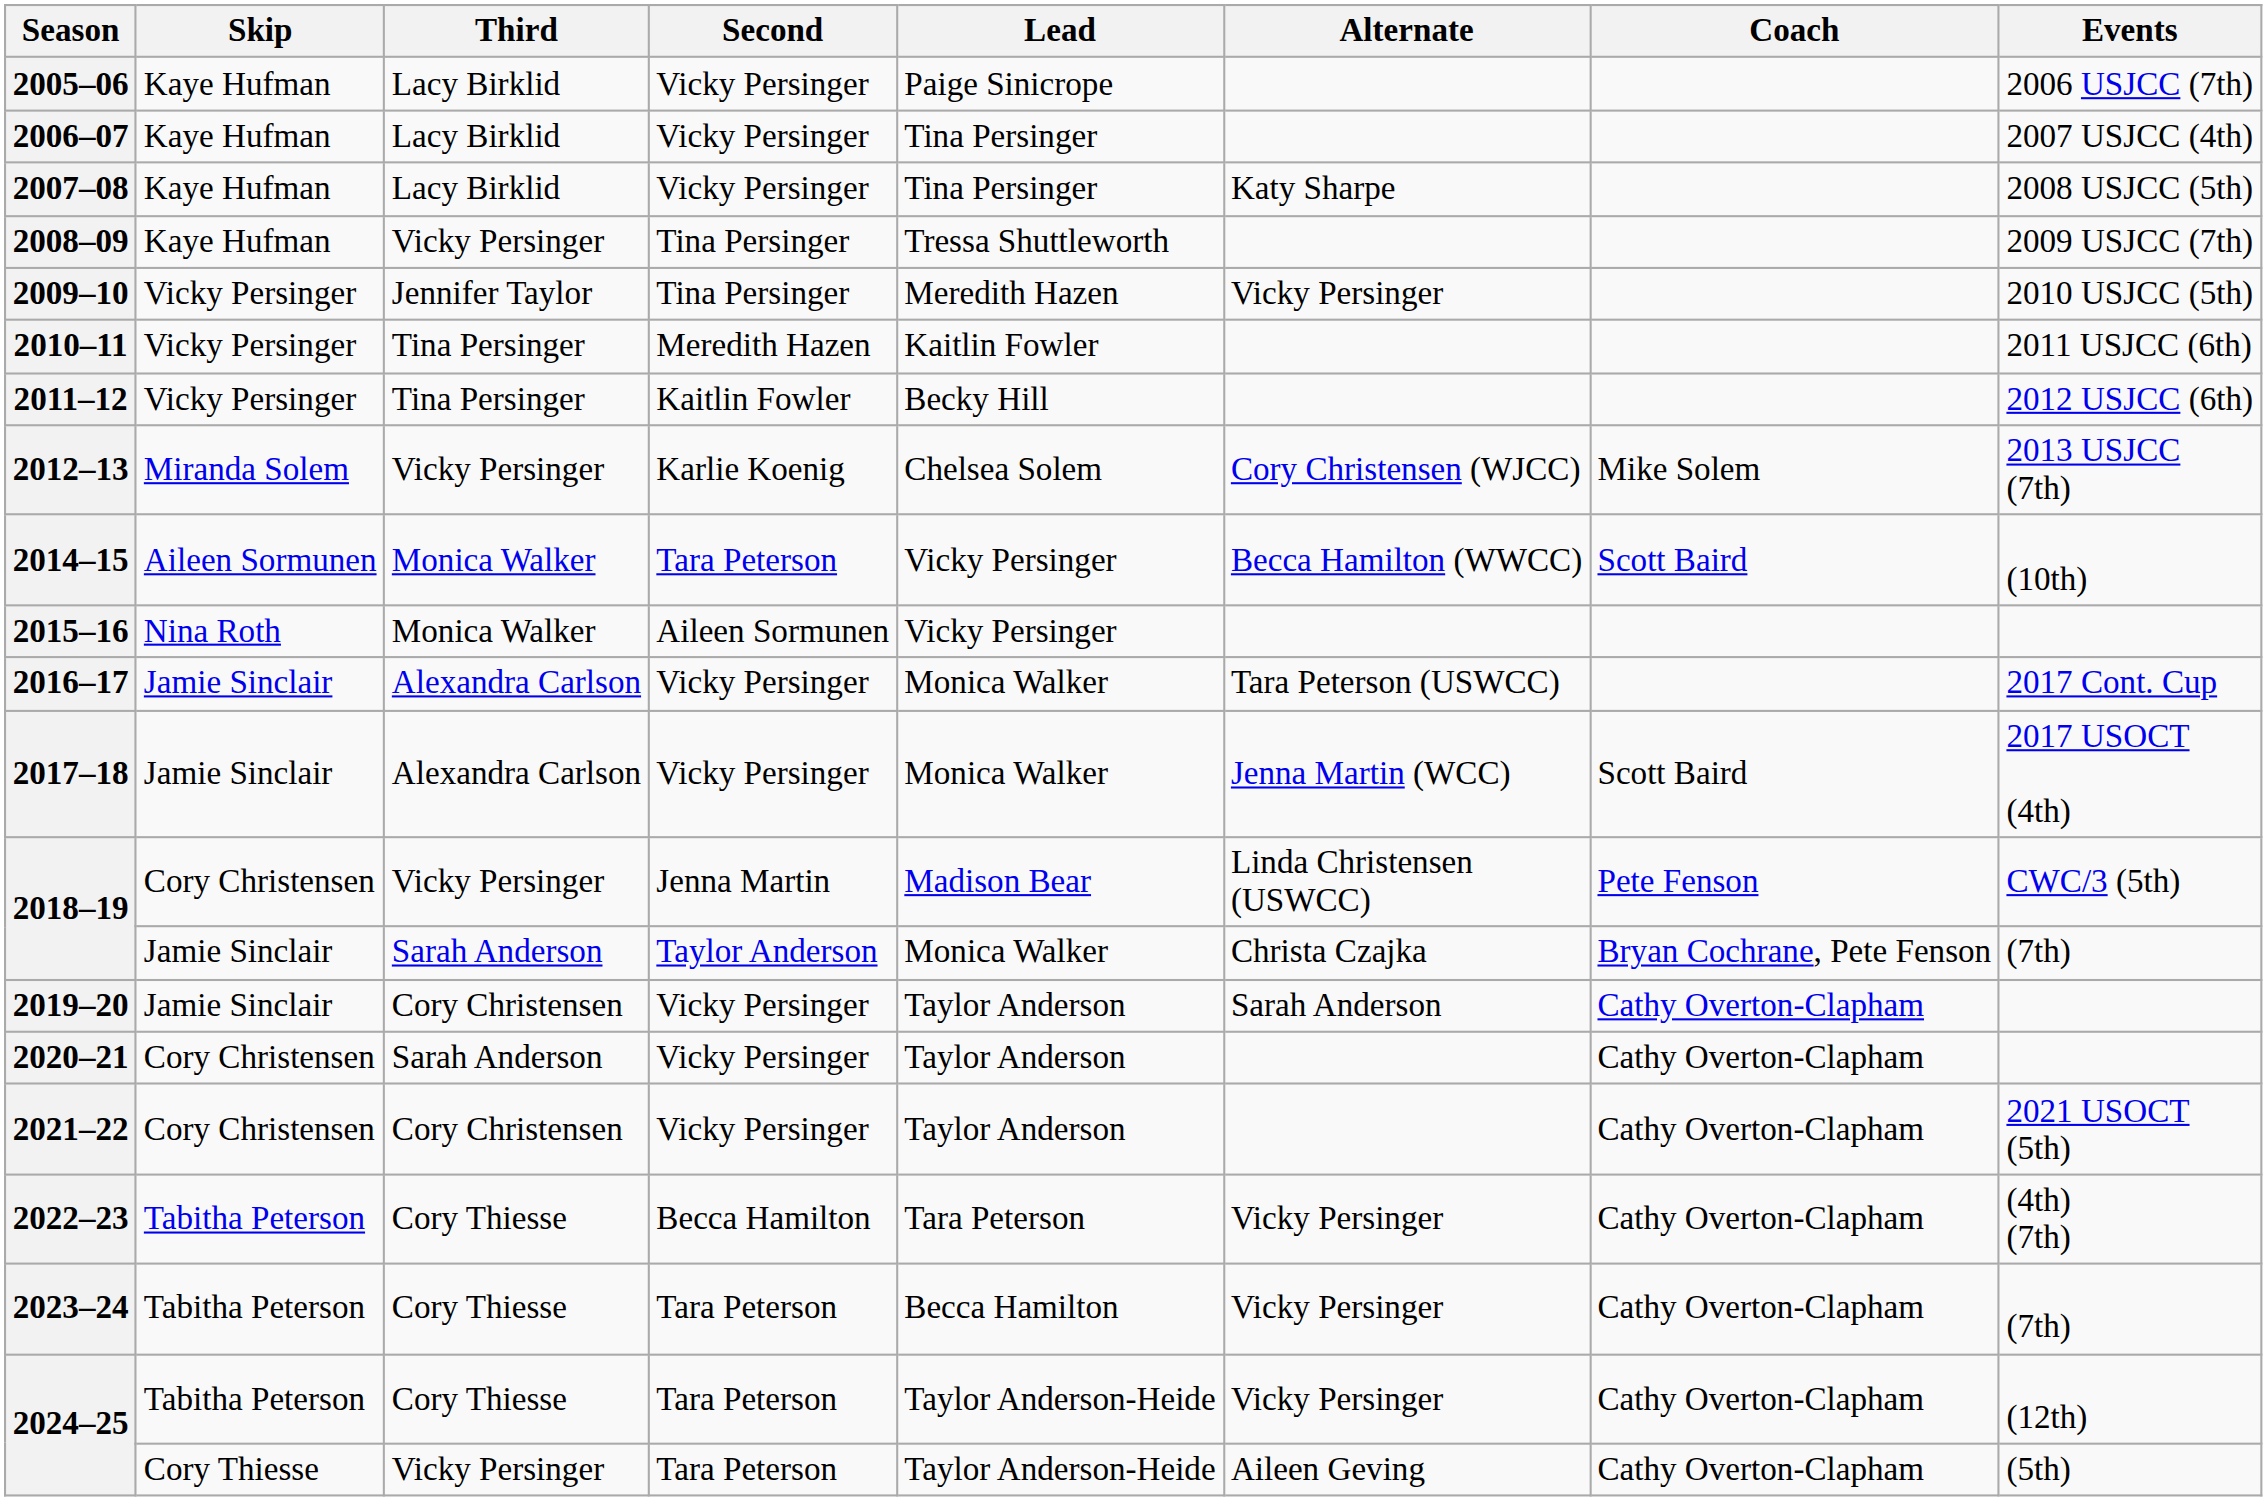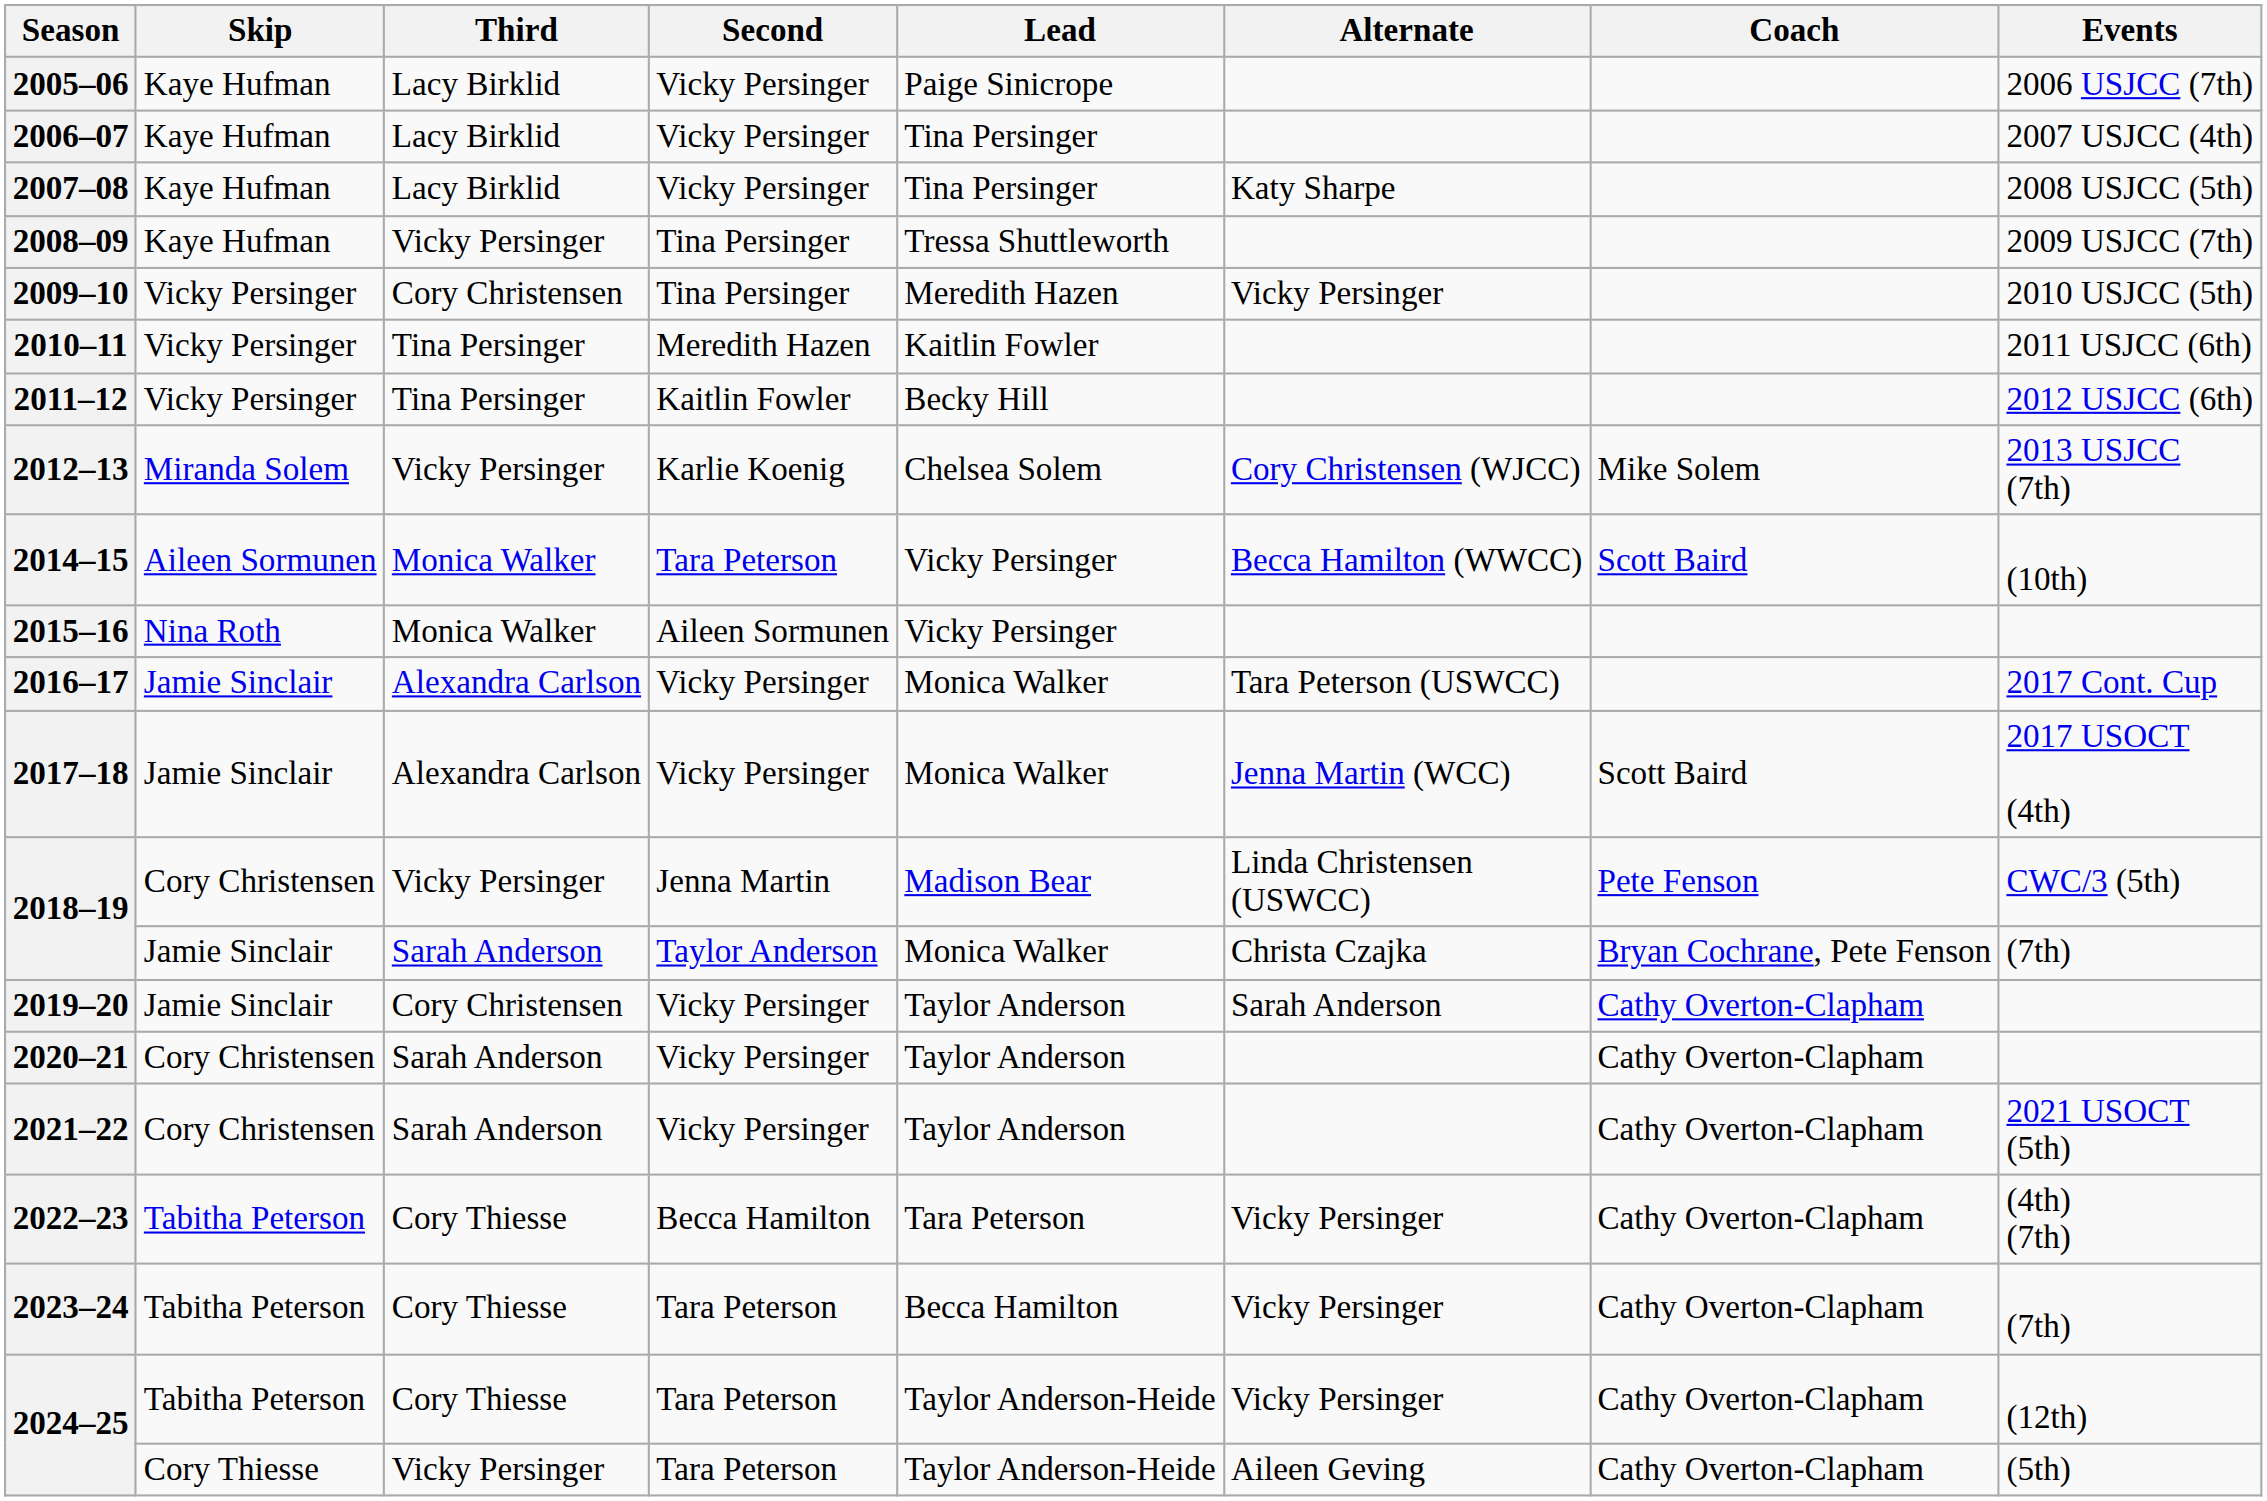(492, 293) Jennifer Taylor -> (507, 293) Cory Christensen
(507, 1128) Cory Christensen -> (497, 1128) Sarah Anderson
